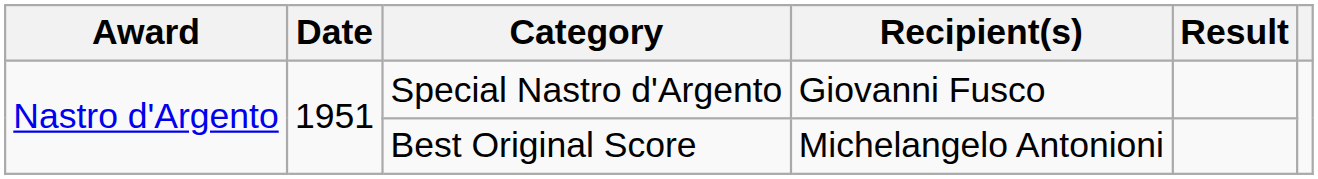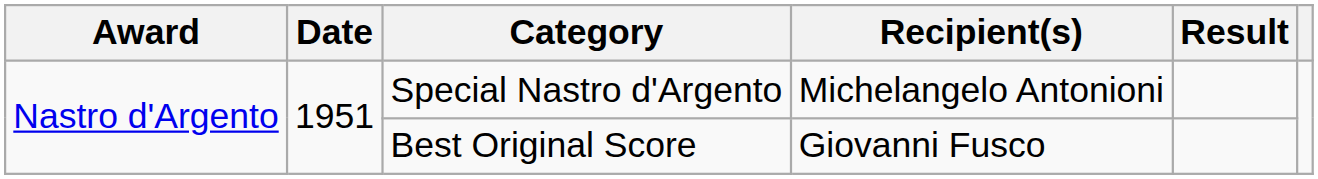(922, 88) Giovanni Fusco -> (981, 88) Michelangelo Antonioni
(981, 145) Michelangelo Antonioni -> (922, 145) Giovanni Fusco
